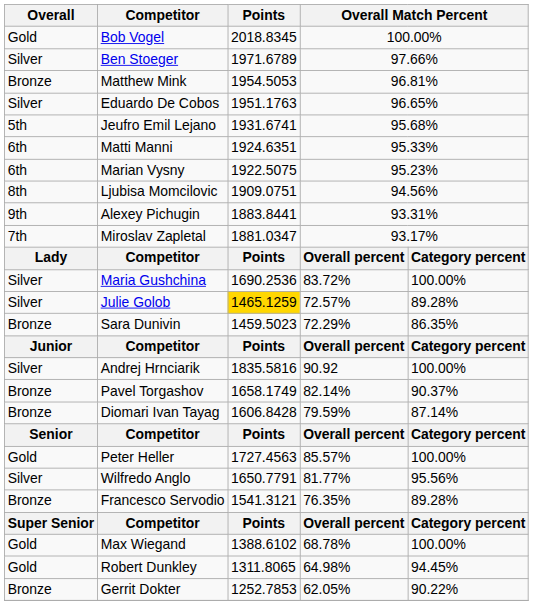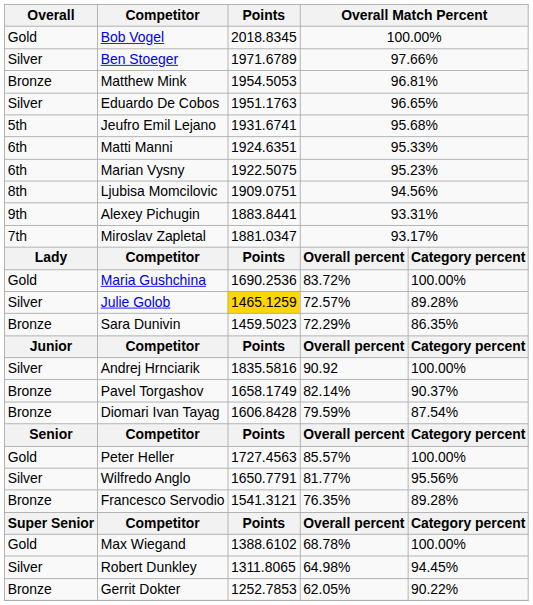(25, 280) Silver -> (22, 280) Gold
(435, 412) 87.14% -> (435, 412) 87.54%
(22, 567) Gold -> (25, 567) Silver
